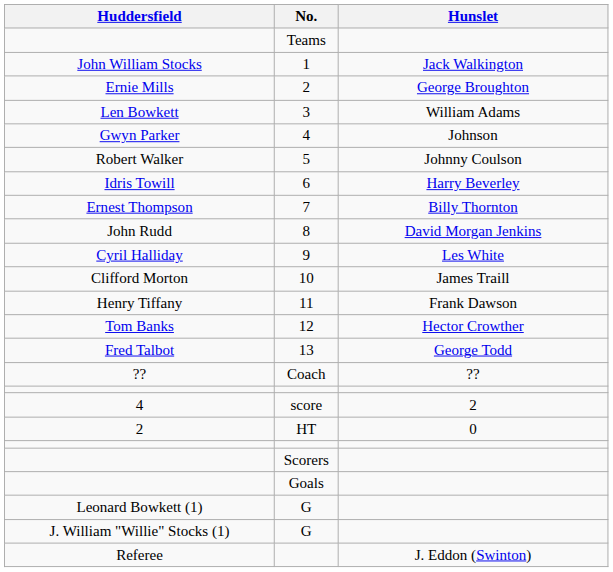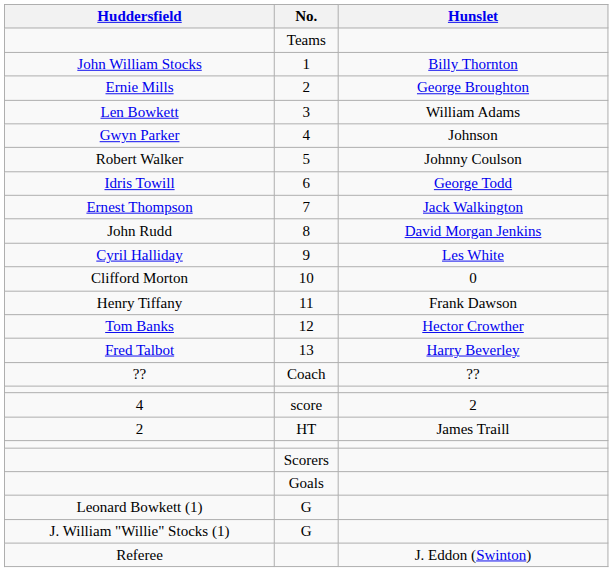(473, 64) Jack Walkington -> (473, 64) Billy Thornton
(473, 183) Harry Beverley -> (473, 183) George Todd
(473, 207) Billy Thornton -> (473, 207) Jack Walkington
(473, 278) James Traill -> (473, 278) 0
(473, 350) George Todd -> (473, 350) Harry Beverley
(473, 428) 0 -> (473, 428) James Traill
